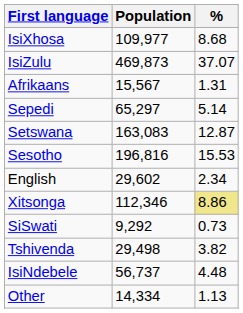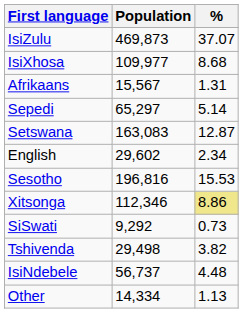rows swapped: (30, 62) <-> (36, 39)
rows swapped: (32, 179) <-> (35, 156)
